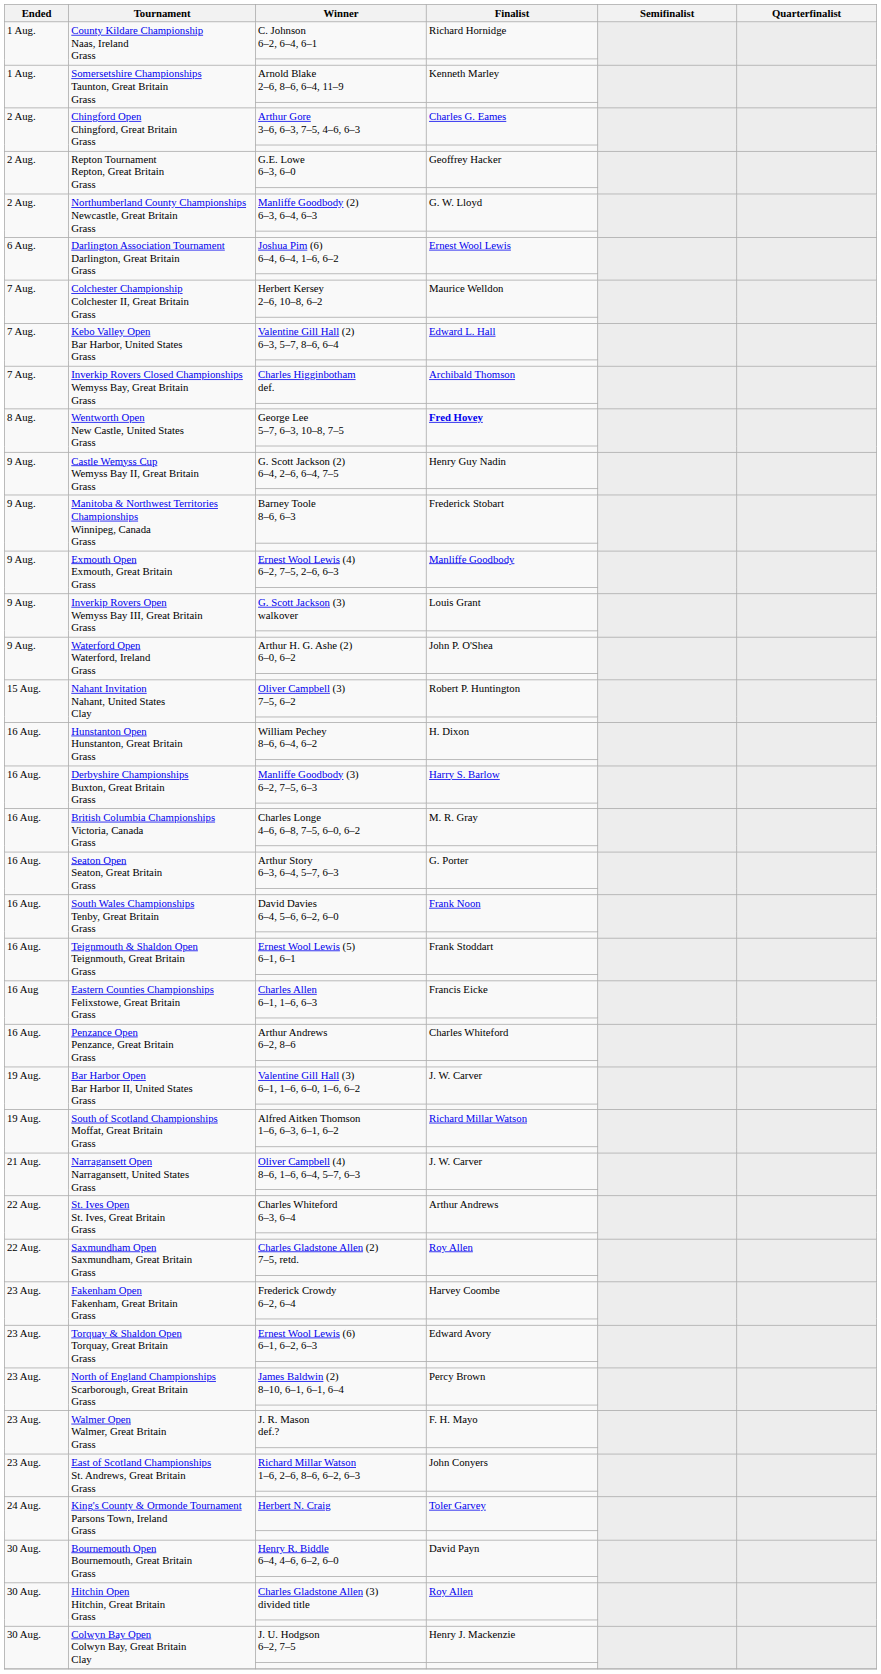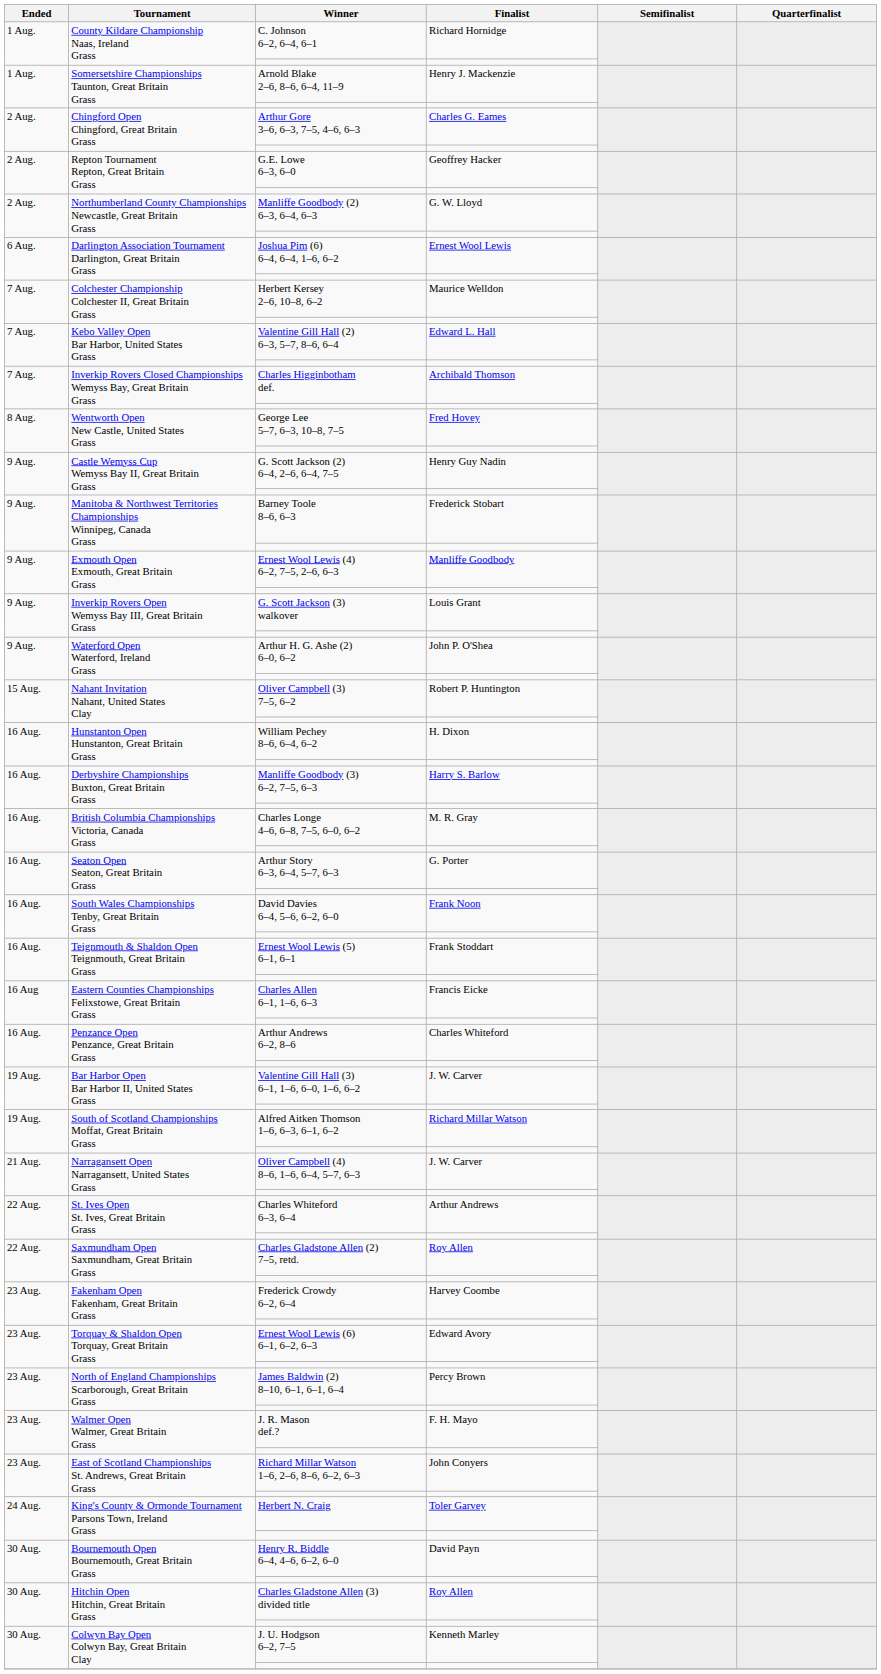(464, 73) Kenneth Marley -> (472, 73) Henry J. Mackenzie
(456, 417) bold -> (455, 417) normal
(472, 1634) Henry J. Mackenzie -> (464, 1634) Kenneth Marley
